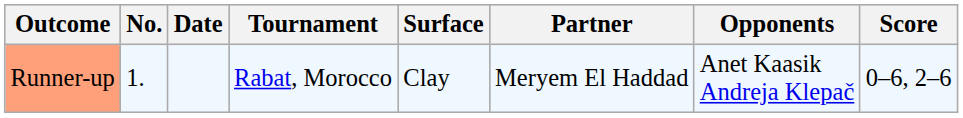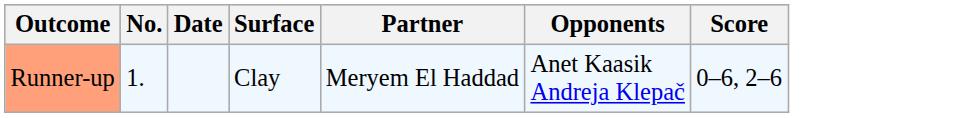- column: (313, 23)
